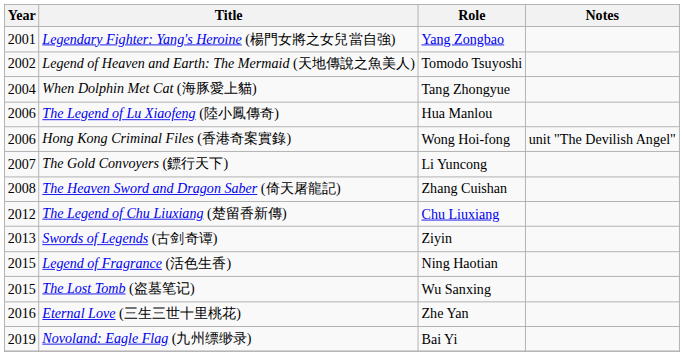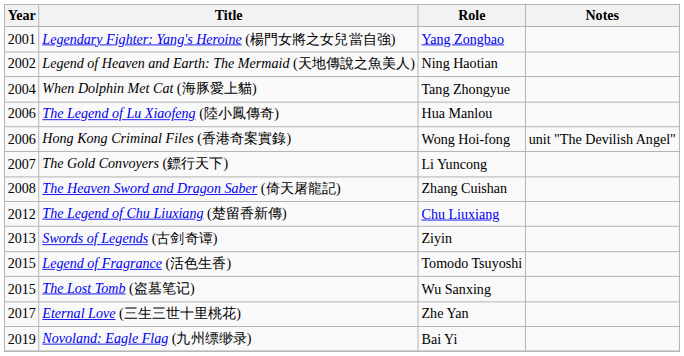(472, 64) Tomodo Tsuyoshi -> (460, 64) Ning Haotian
(460, 264) Ning Haotian -> (472, 264) Tomodo Tsuyoshi
(22, 313) 2016 -> (22, 313) 2017
